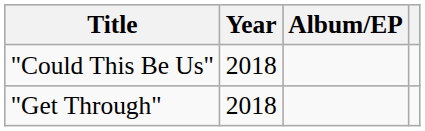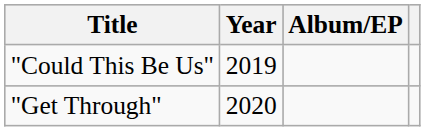(251, 65) 2018 -> (251, 65) 2019
(251, 105) 2018 -> (251, 105) 2020
